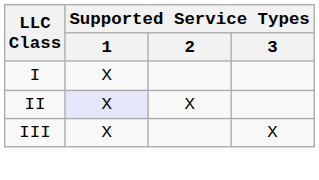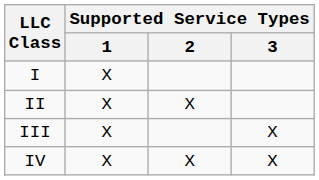(107, 104) lavender background -> (107, 104) no background
+ row: (35, 161)
